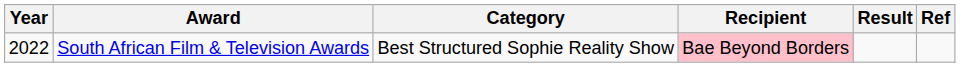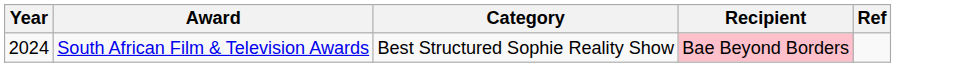- column: (885, 18)
(29, 47) 2022 -> (29, 47) 2024
